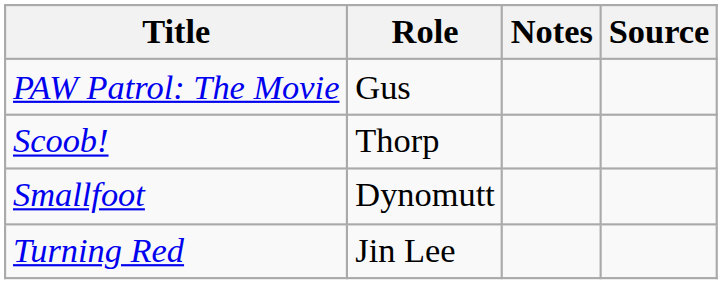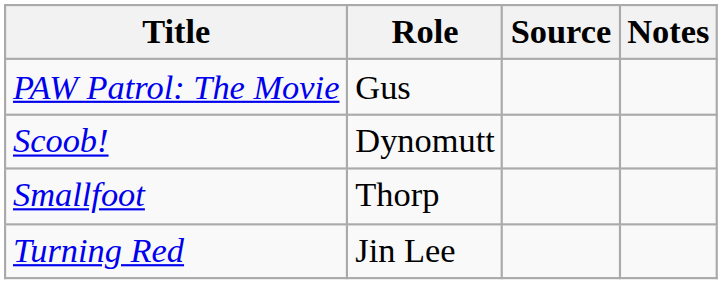columns swapped: (552, 31) <-> (659, 31)
(397, 140) Thorp -> (425, 140) Dynomutt
(425, 195) Dynomutt -> (397, 195) Thorp
